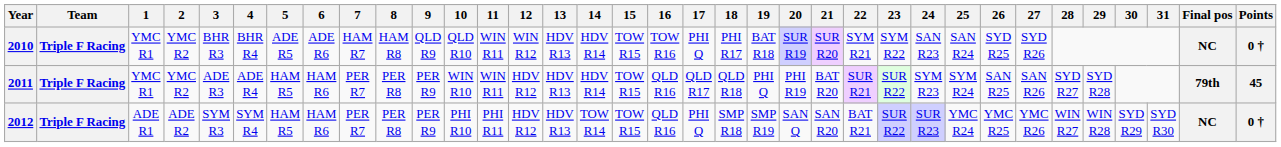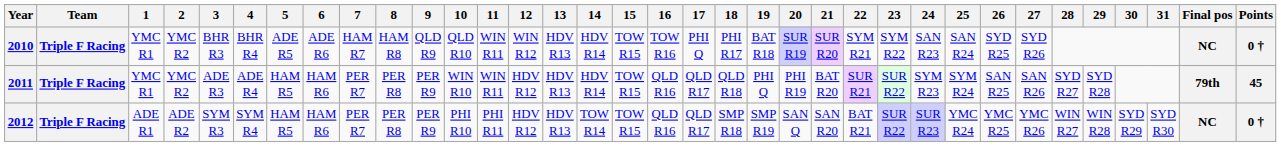(699, 122) PHI Q -> (699, 122) QLD R17
